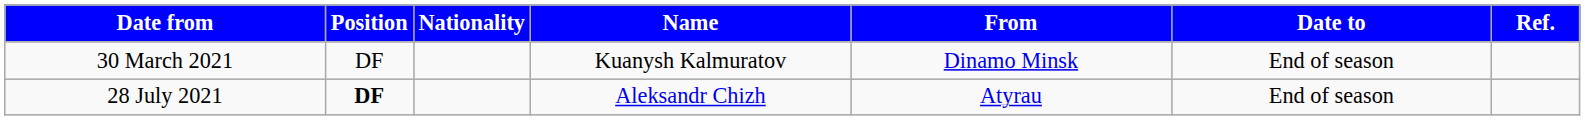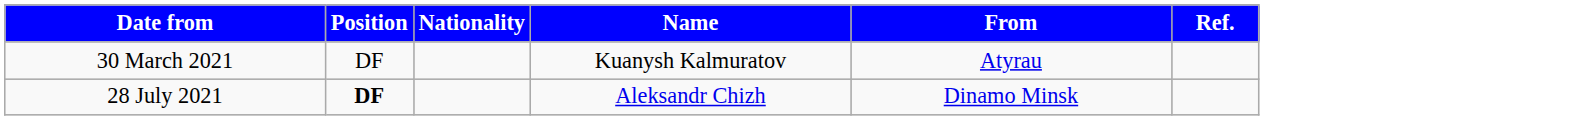- column: (1331, 23)
(1011, 60) Dinamo Minsk -> (1011, 60) Atyrau
(1011, 96) Atyrau -> (1011, 96) Dinamo Minsk
